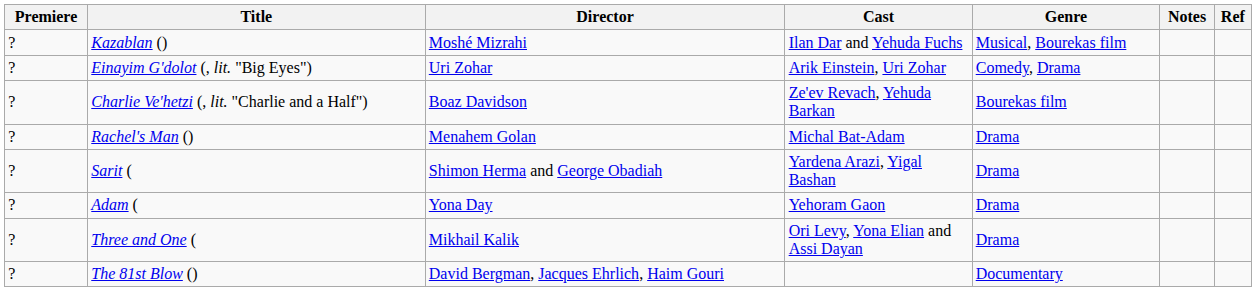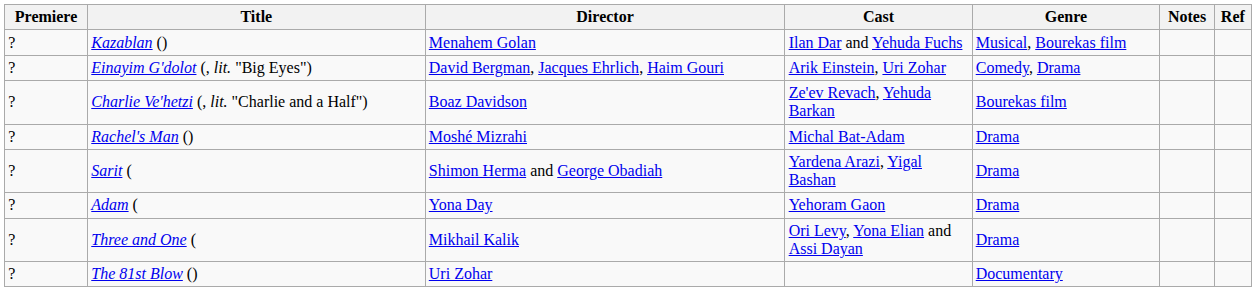(478, 42) Moshé Mizrahi -> (482, 42) Menahem Golan
(461, 67) Uri Zohar -> (576, 67) David Bergman, Jacques Ehrlich, Haim Gouri
(482, 136) Menahem Golan -> (478, 136) Moshé Mizrahi
(576, 274) David Bergman, Jacques Ehrlich, Haim Gouri -> (461, 274) Uri Zohar
